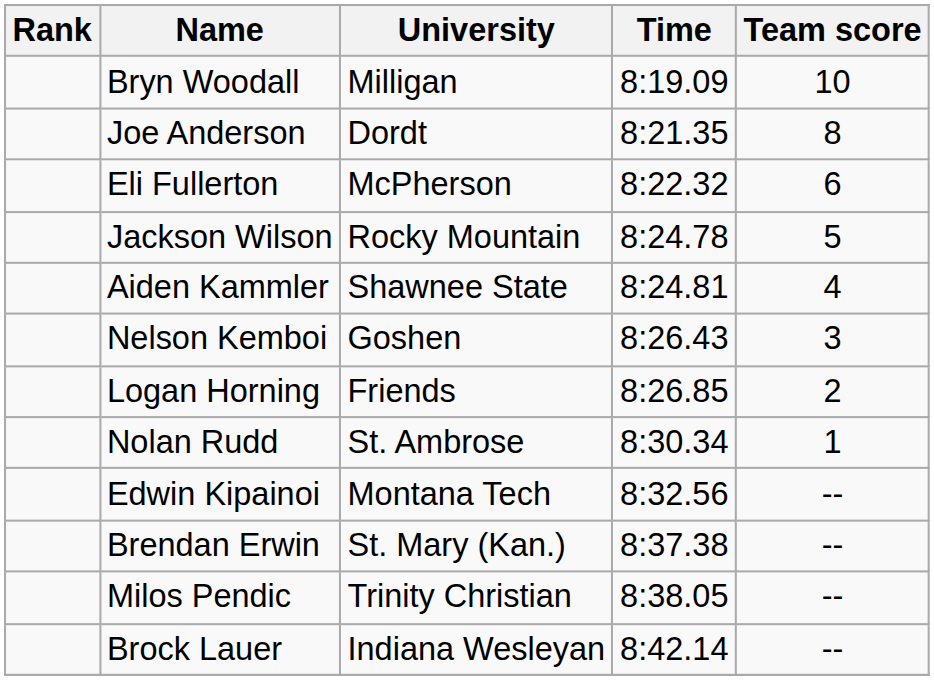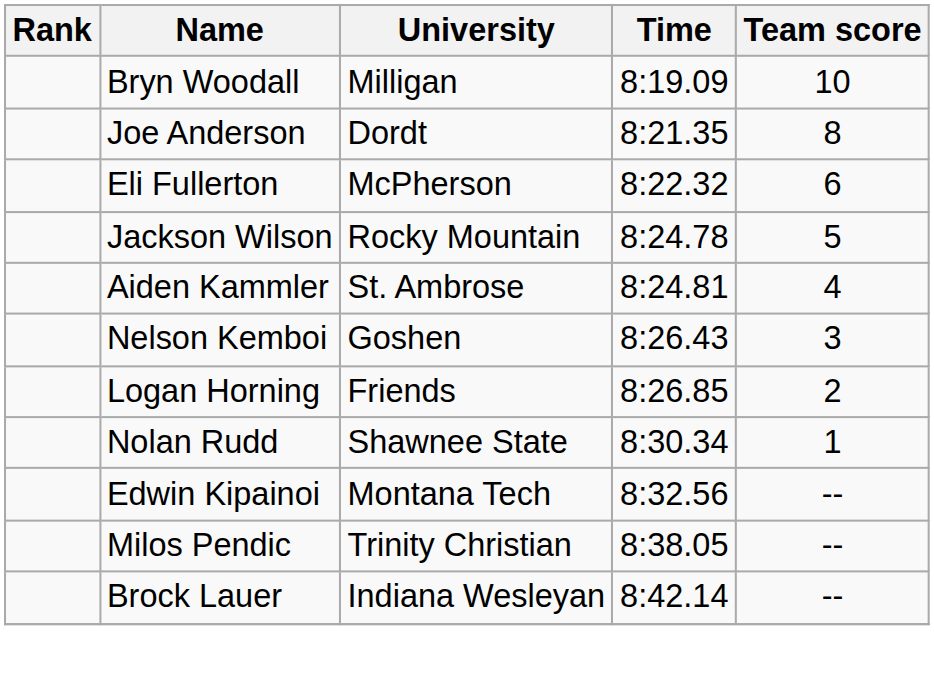(458, 287) Shawnee State -> (436, 287) St. Ambrose
(436, 442) St. Ambrose -> (458, 442) Shawnee State
- row: (213, 545)
